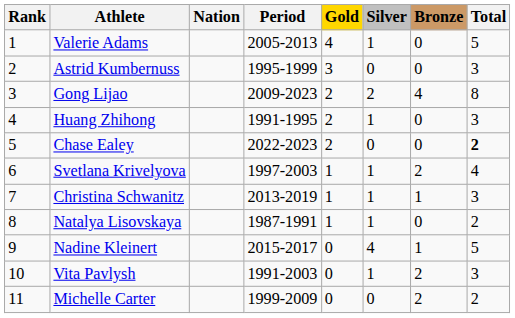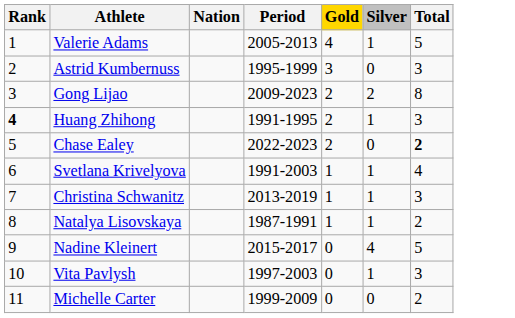- column: (439, 17)
(12, 119) normal -> (12, 119) bold
(282, 171) 1997-2003 -> (282, 171) 1991-2003
(282, 273) 1991-2003 -> (282, 273) 1997-2003
